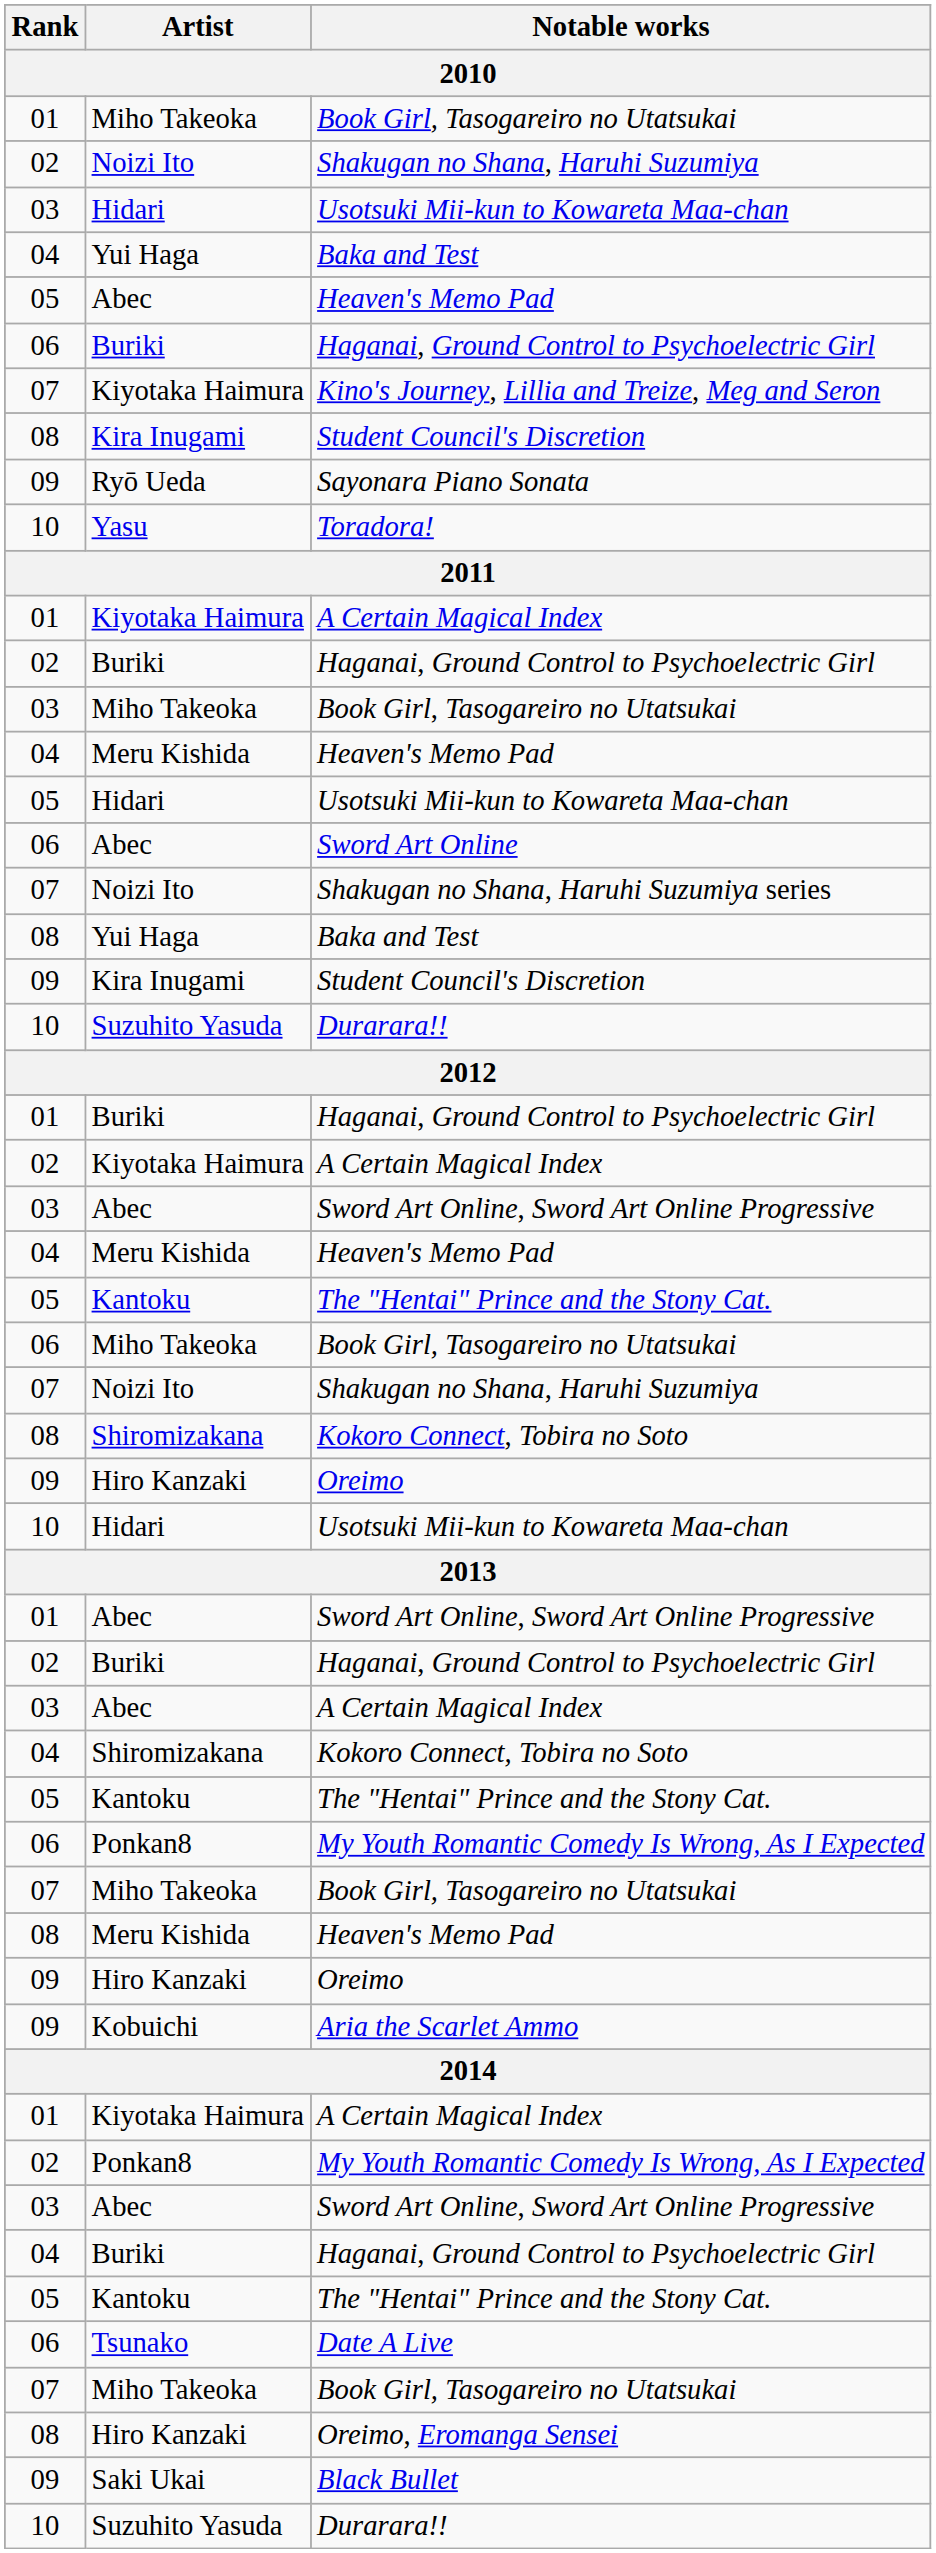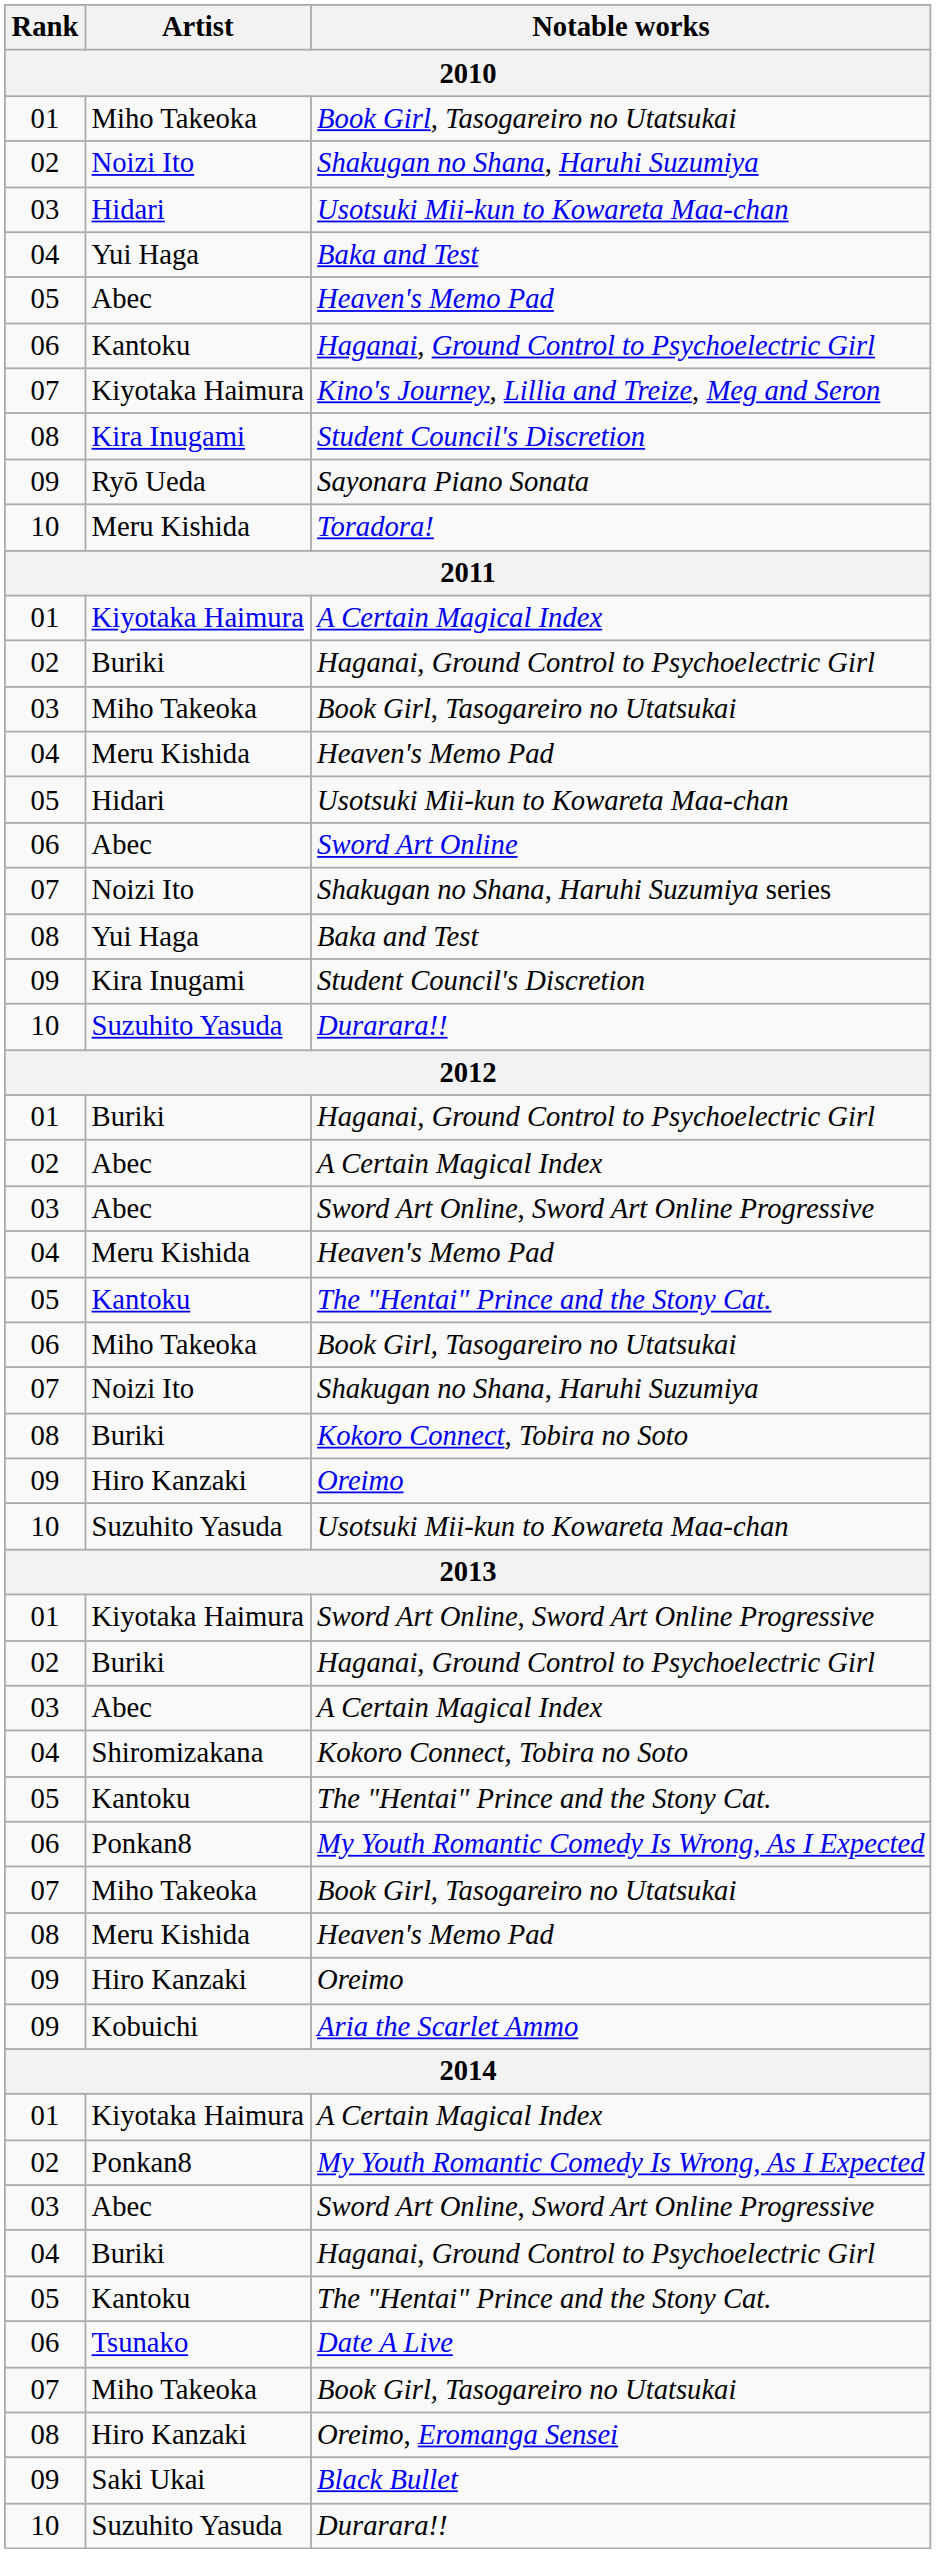(128, 345) Buriki -> (141, 345) Kantoku
(120, 526) Yasu -> (171, 526) Meru Kishida
(198, 1162) Kiyotaka Haimura -> (122, 1162) Abec
(177, 1435) Shiromizakana -> (128, 1435) Buriki
(128, 1526) Hidari -> (187, 1526) Suzuhito Yasuda
(122, 1616) Abec -> (198, 1616) Kiyotaka Haimura
